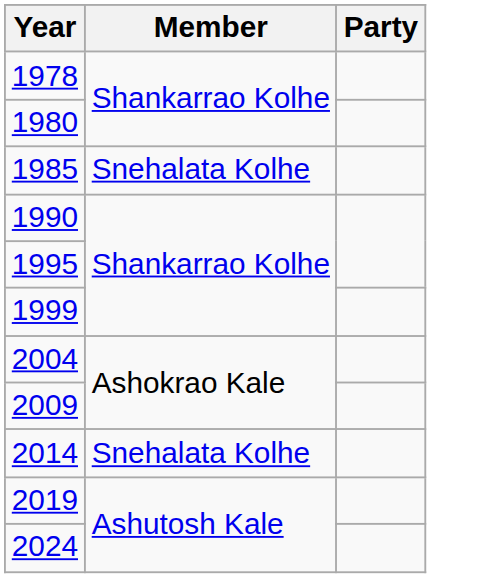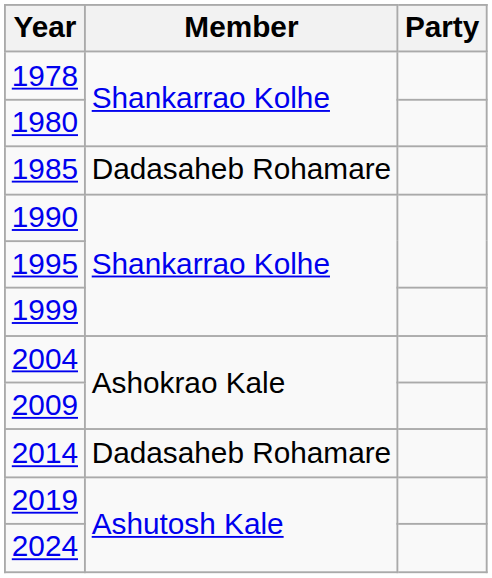(201, 169) Snehalata Kolhe -> (241, 169) Dadasaheb Rohamare
(201, 452) Snehalata Kolhe -> (241, 452) Dadasaheb Rohamare
